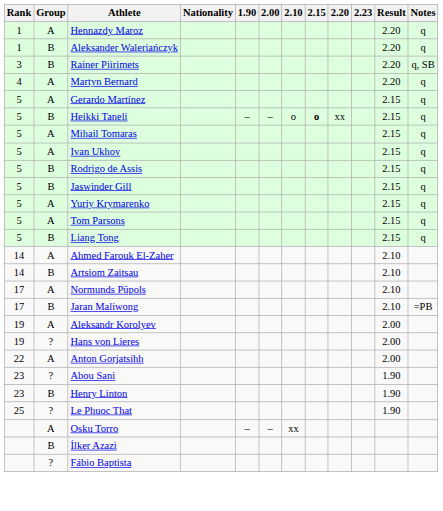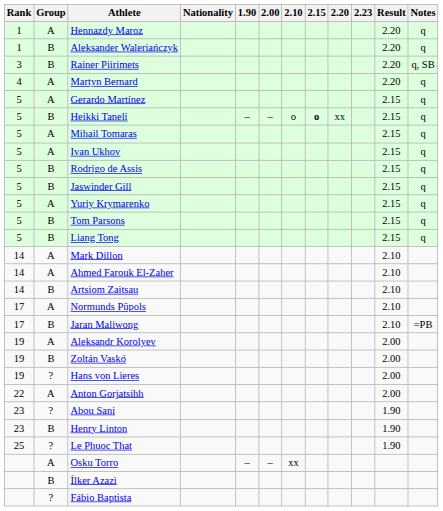(51, 220) A -> (51, 220) B
+ row: (97, 255)
+ row: (98, 359)
